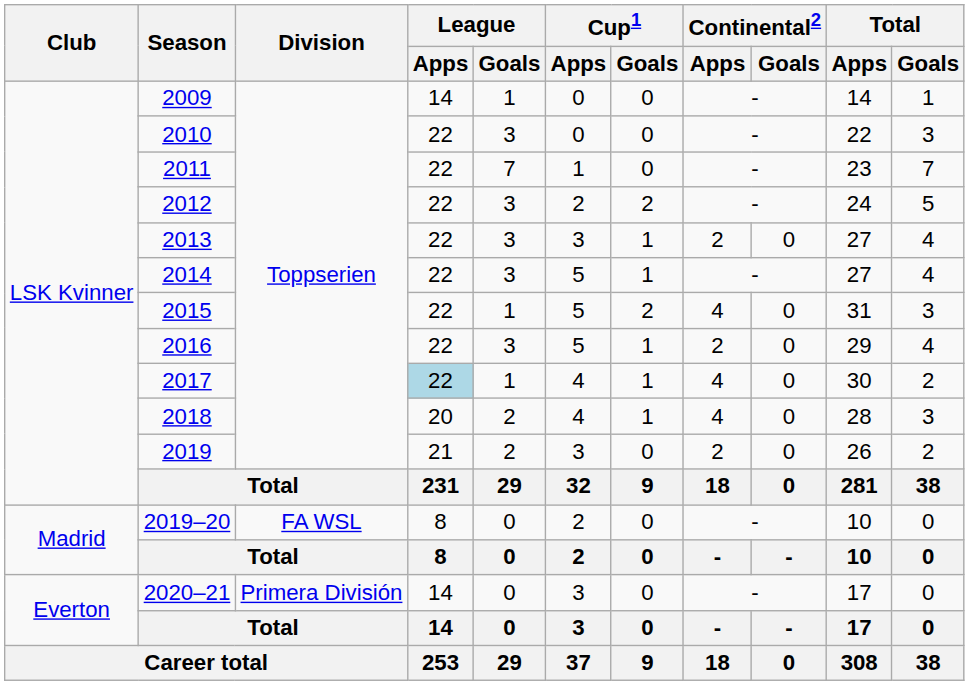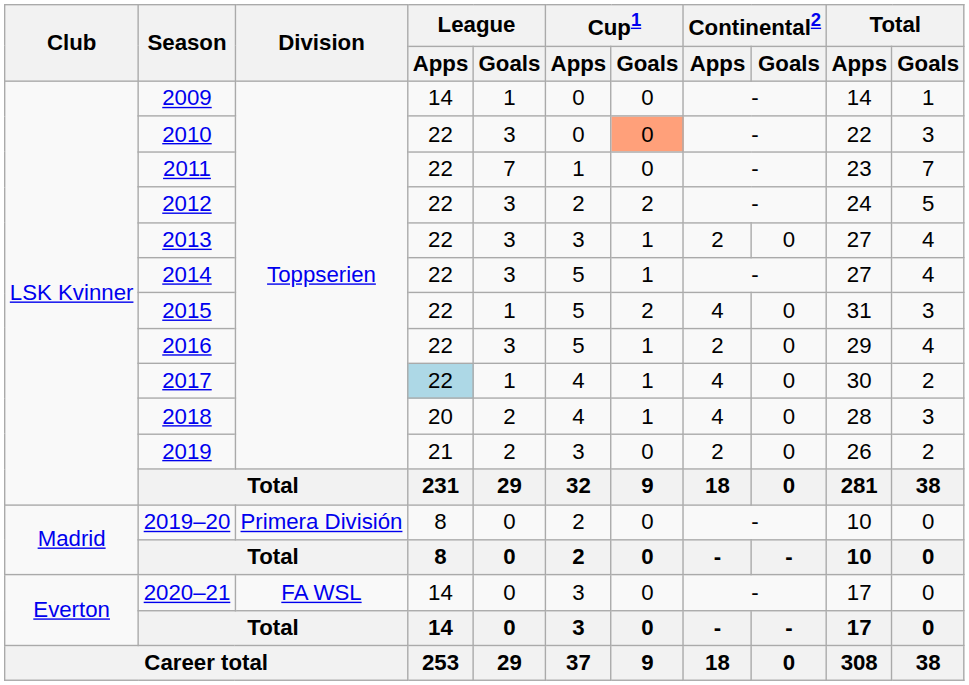(647, 133) no background -> (647, 133) lightsalmon background
(321, 521) FA WSL -> (321, 521) Primera División
(321, 592) Primera División -> (321, 592) FA WSL
